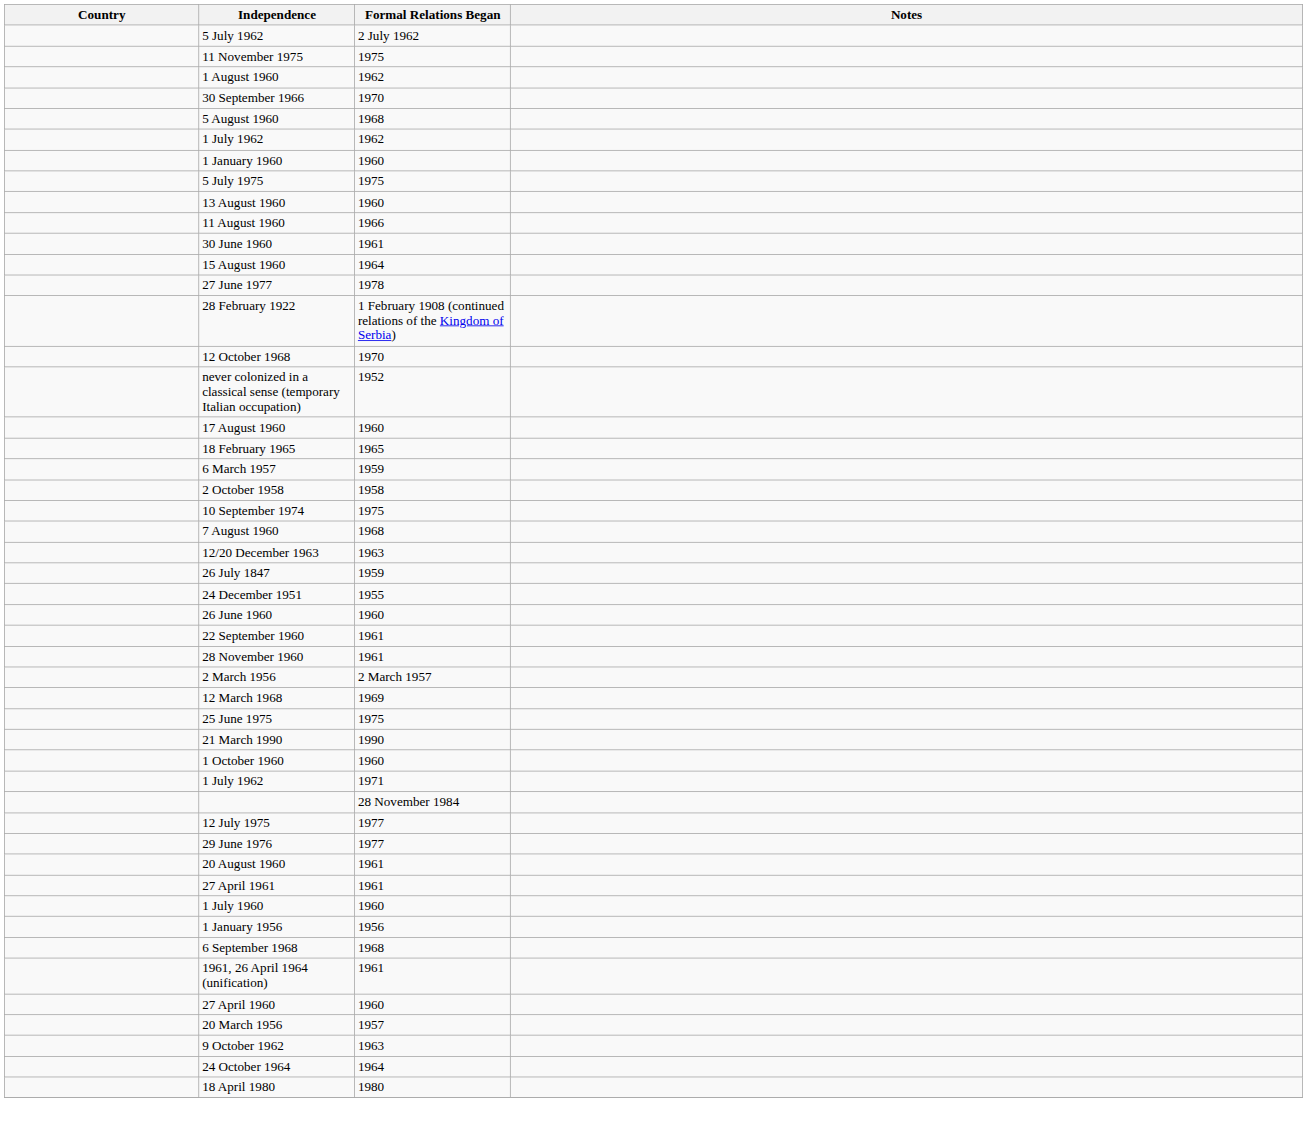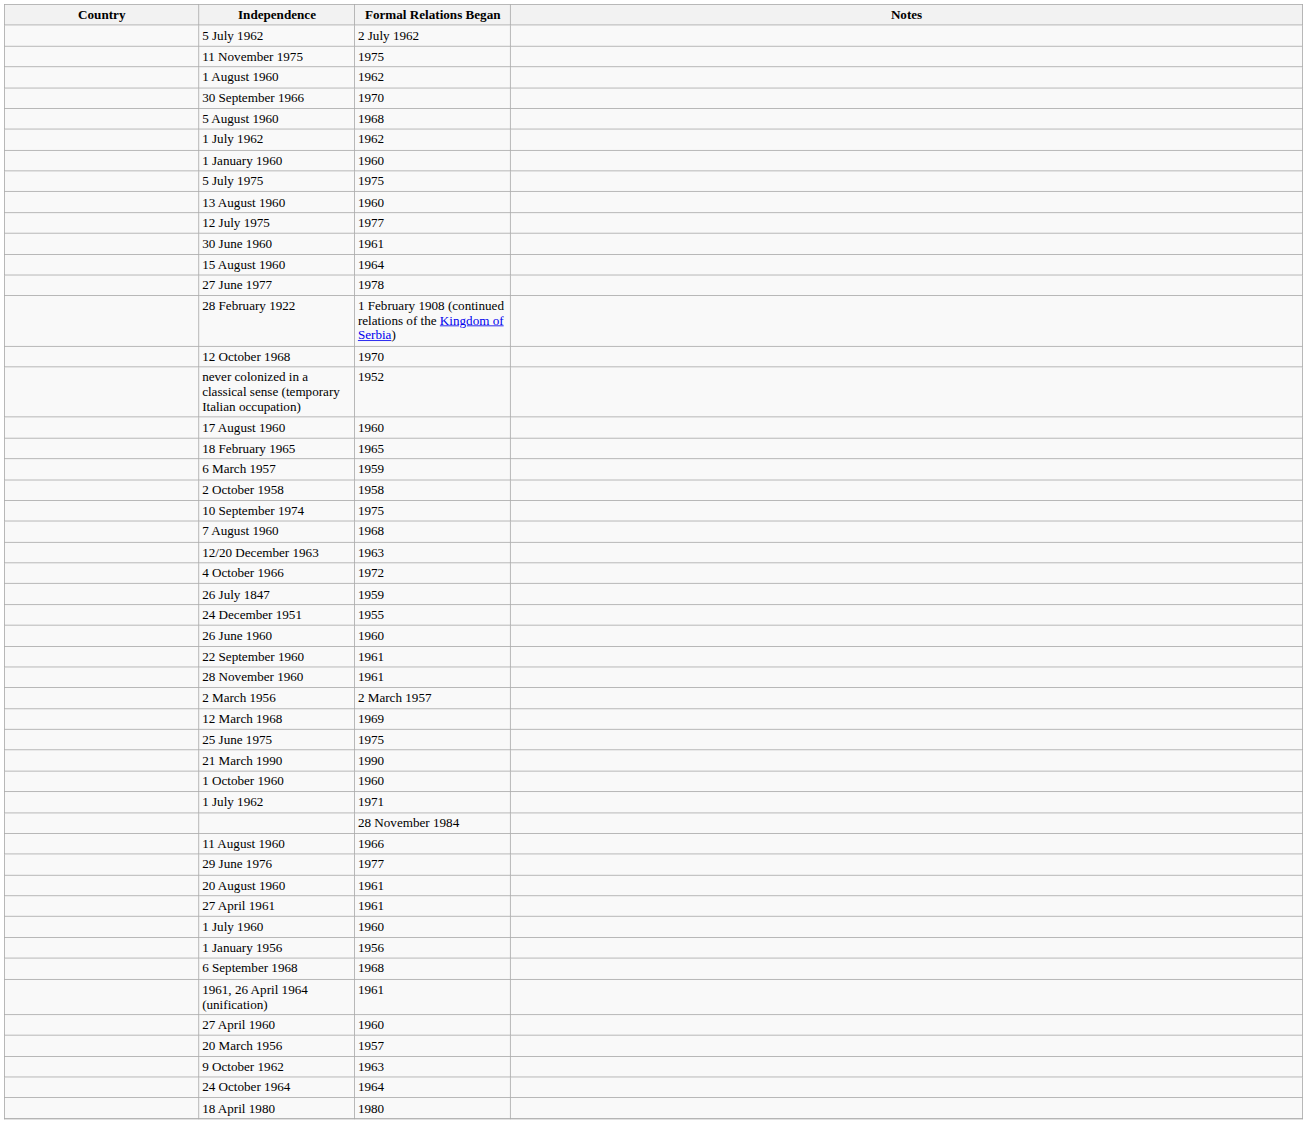rows swapped: (243, 222) <-> (236, 823)
+ row: (243, 573)
